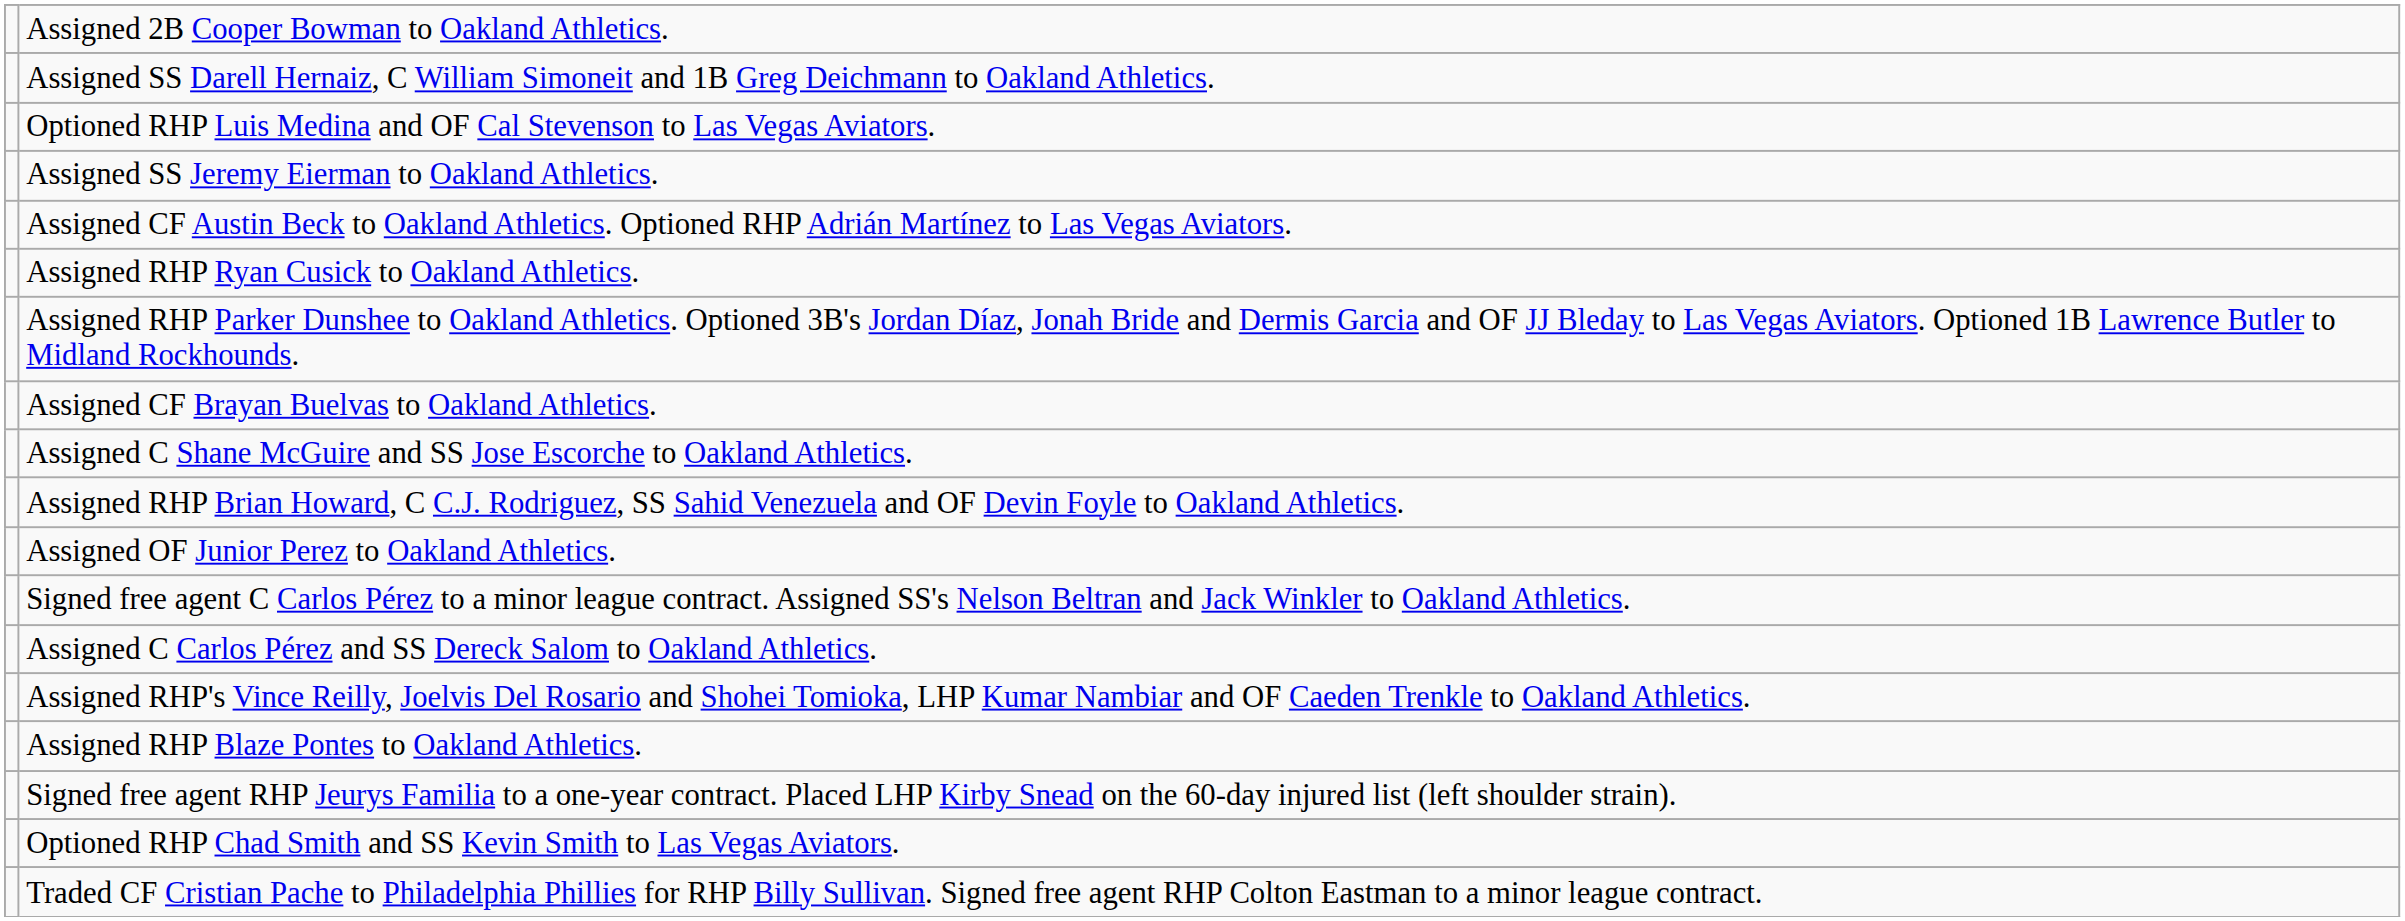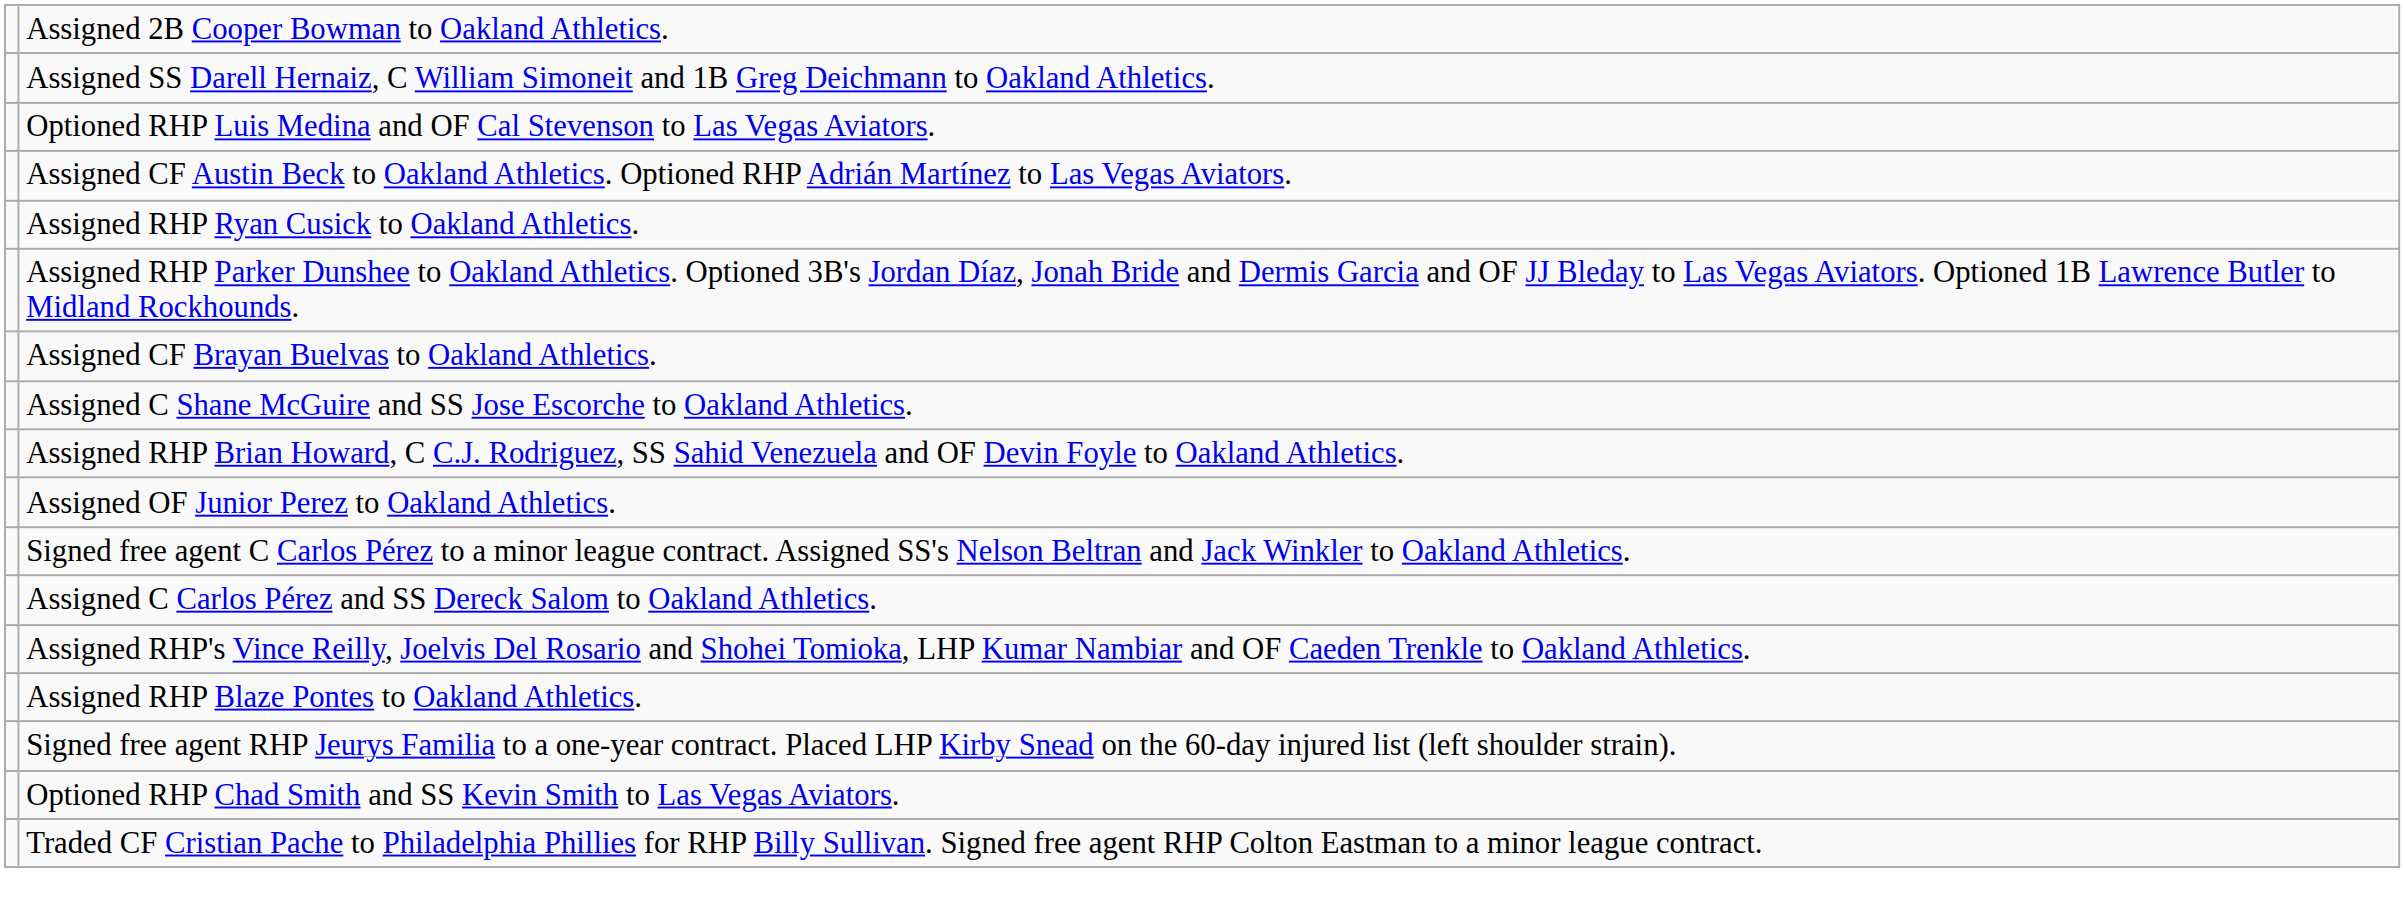- row: (342, 175)
